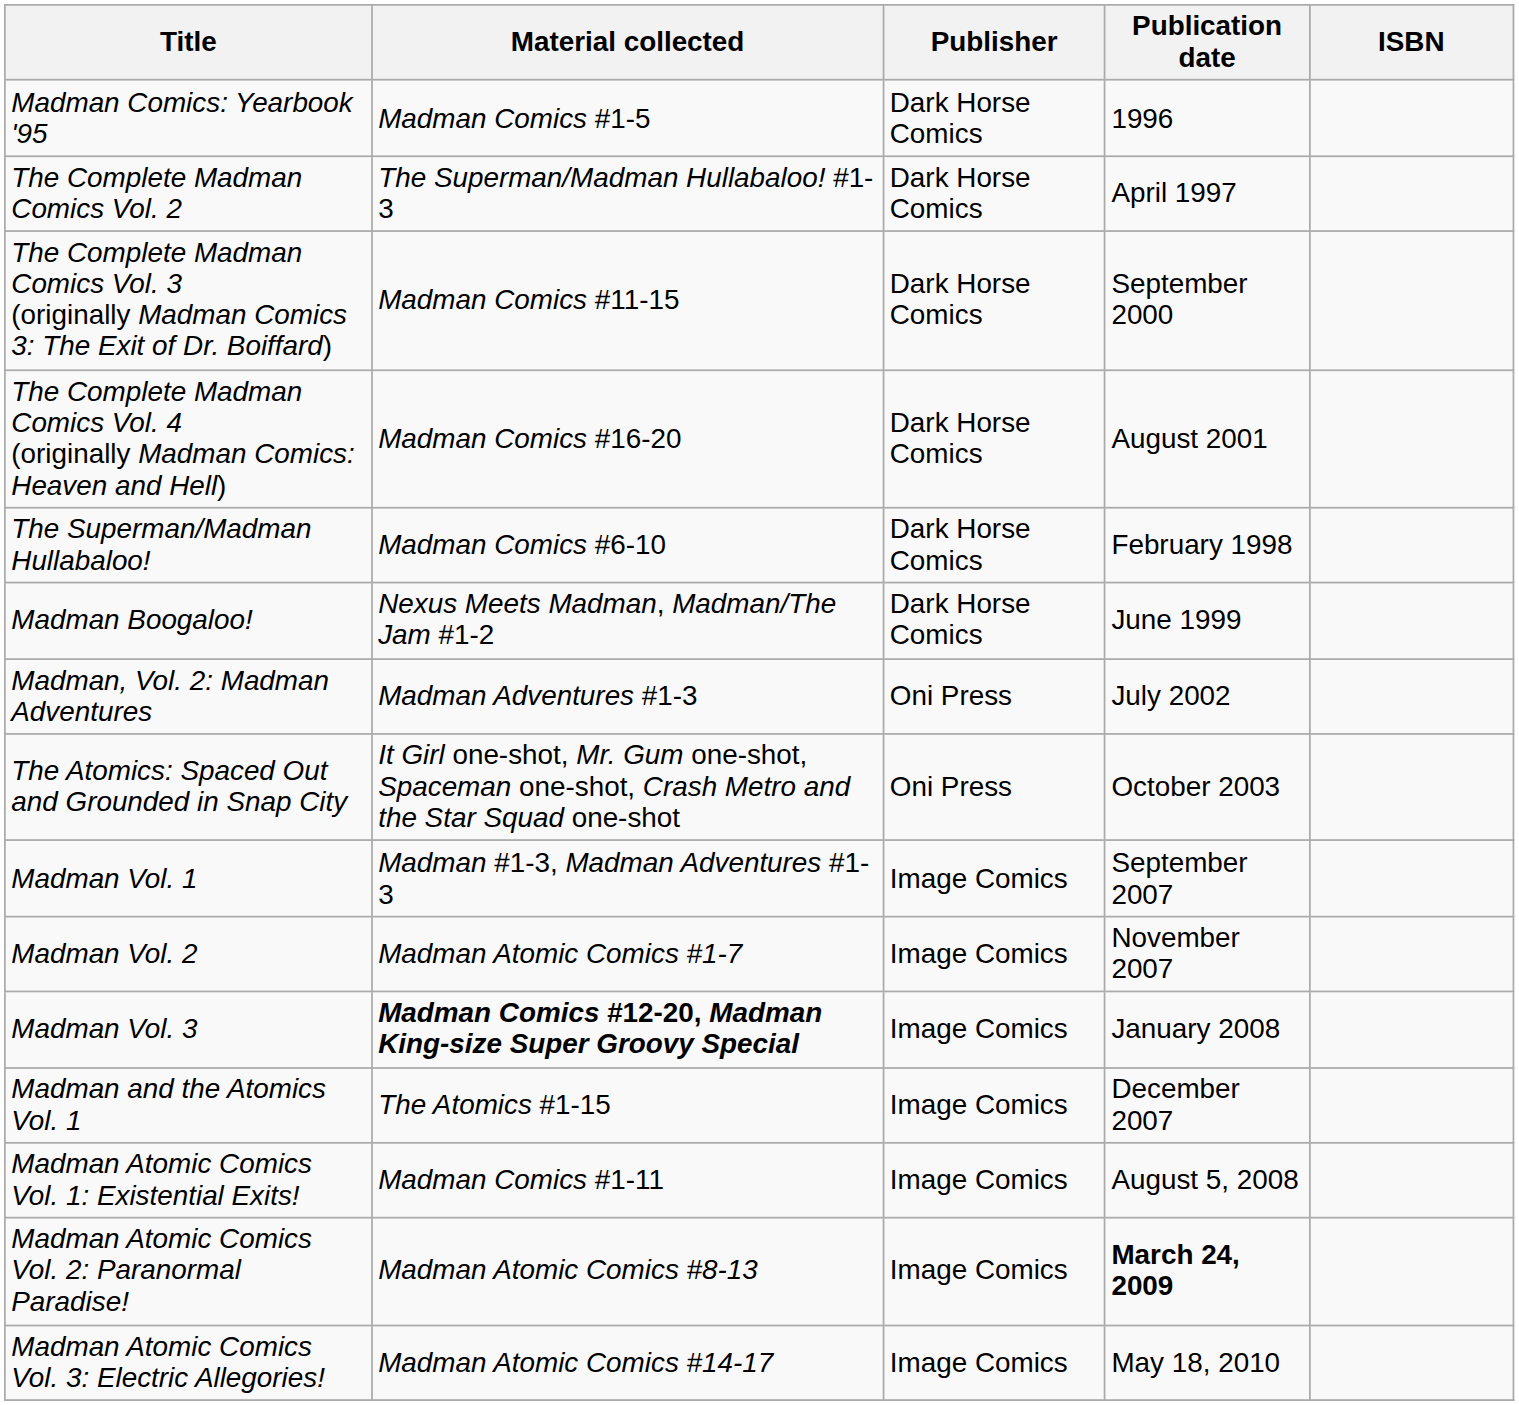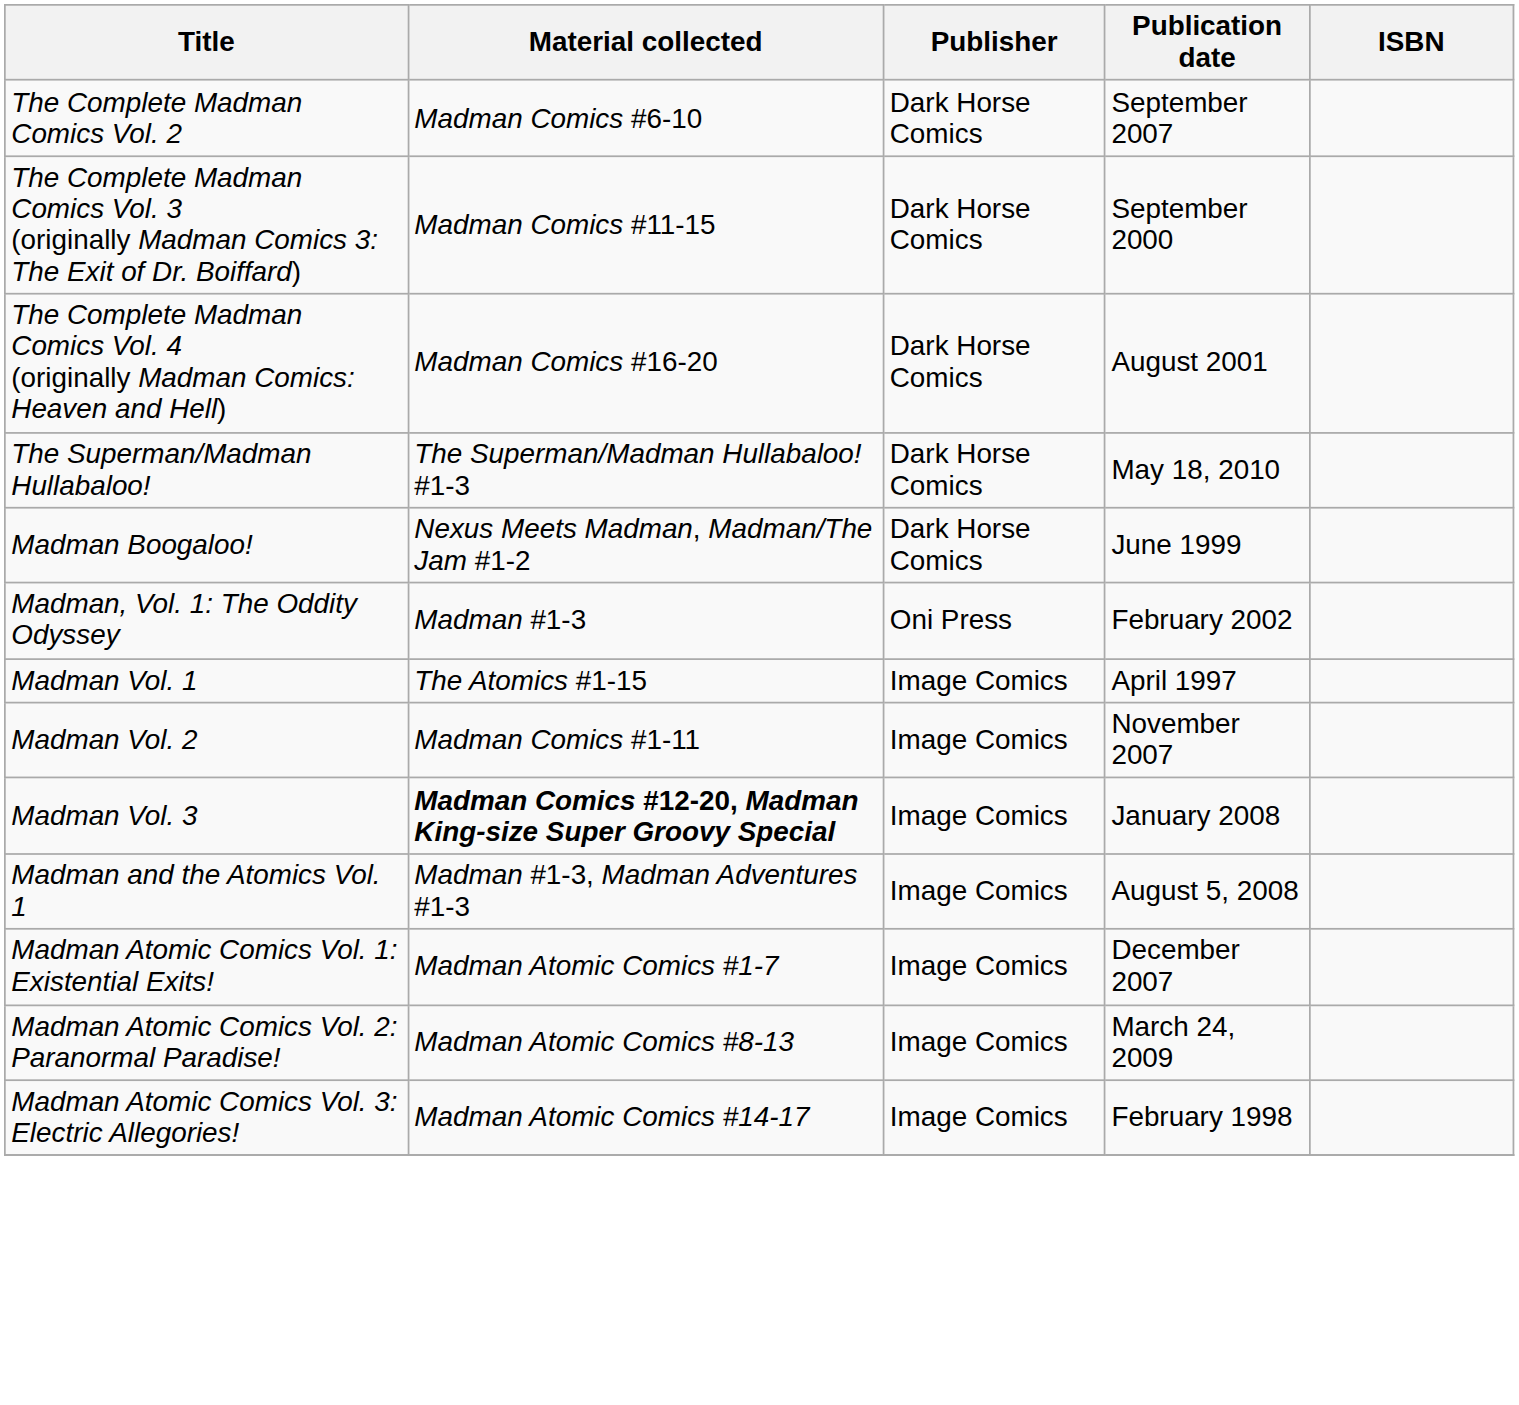- row: (182, 117)
(626, 193) The Superman/Madman Hullabaloo! #1-3 -> (558, 117) Madman Comics #6-10
(1174, 193) April 1997 -> (1179, 117) September 2007
(522, 544) Madman Comics #6-10 -> (638, 469) The Superman/Madman Hullabaloo! #1-3
(1202, 544) February 1998 -> (1196, 469) May 18, 2010
+ row: (184, 620)
- row: (170, 695)
- row: (179, 786)
(624, 878) Madman #1-3, Madman Adventures #1-3 -> (531, 680) The Atomics #1-15
(1179, 878) September 2007 -> (1174, 680) April 1997
(560, 953) Madman Atomic Comics #1-7 -> (557, 739) Madman Comics #1-11
(495, 1104) The Atomics #1-15 -> (636, 890) Madman #1-3, Madman Adventures #1-3
(1176, 1104) December 2007 -> (1205, 890) August 5, 2008
(521, 1179) Madman Comics #1-11 -> (596, 966) Madman Atomic Comics #1-7
(1205, 1179) August 5, 2008 -> (1176, 966) December 2007
(1176, 1271) bold -> (1173, 1041) normal
(1196, 1362) May 18, 2010 -> (1202, 1117) February 1998
